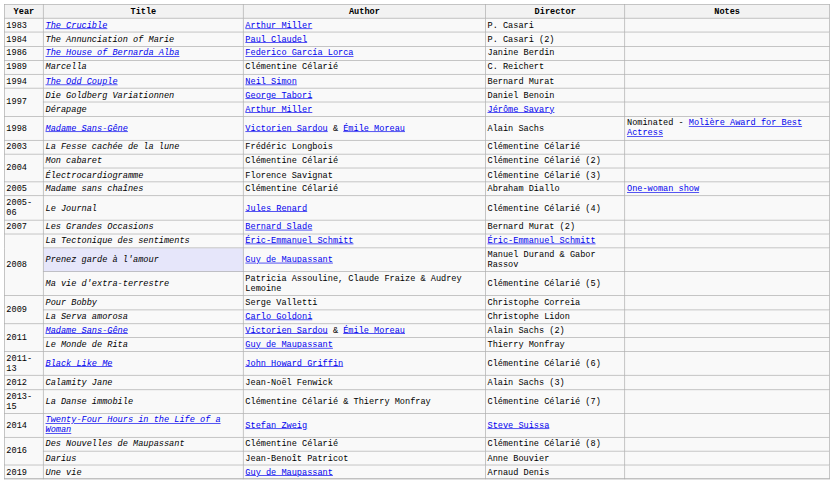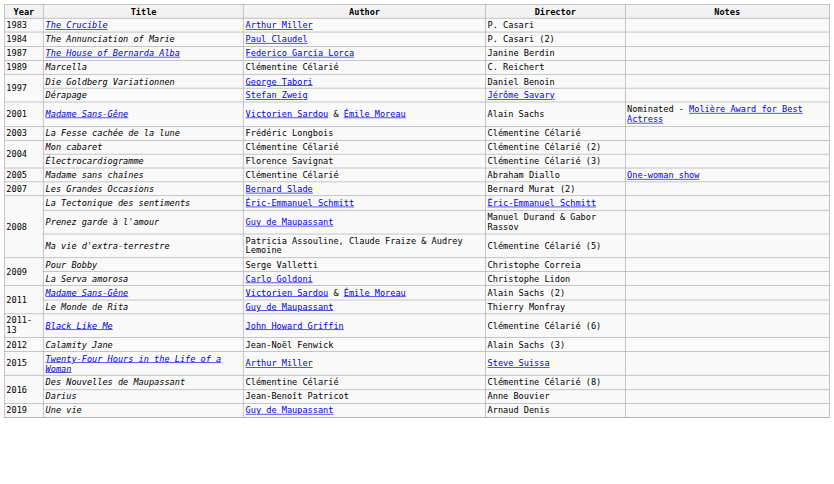(17, 53) 1986 -> (17, 53) 1987
- row: (521, 81)
(279, 109) Arthur Miller -> (277, 95) Stefan Zweig
(17, 128) 1998 -> (17, 114) 2001
- row: (544, 208)
(102, 260) lavender background -> (102, 222) no background
- row: (544, 401)
(17, 425) 2014 -> (17, 364) 2015
(276, 425) Stefan Zweig -> (279, 364) Arthur Miller
